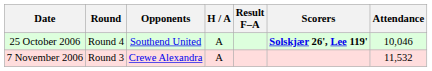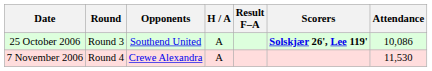(106, 41) Round 4 -> (106, 41) Round 3
(398, 41) 10,046 -> (398, 41) 10,086
(106, 58) Round 3 -> (106, 58) Round 4
(398, 58) 11,532 -> (398, 58) 11,530
